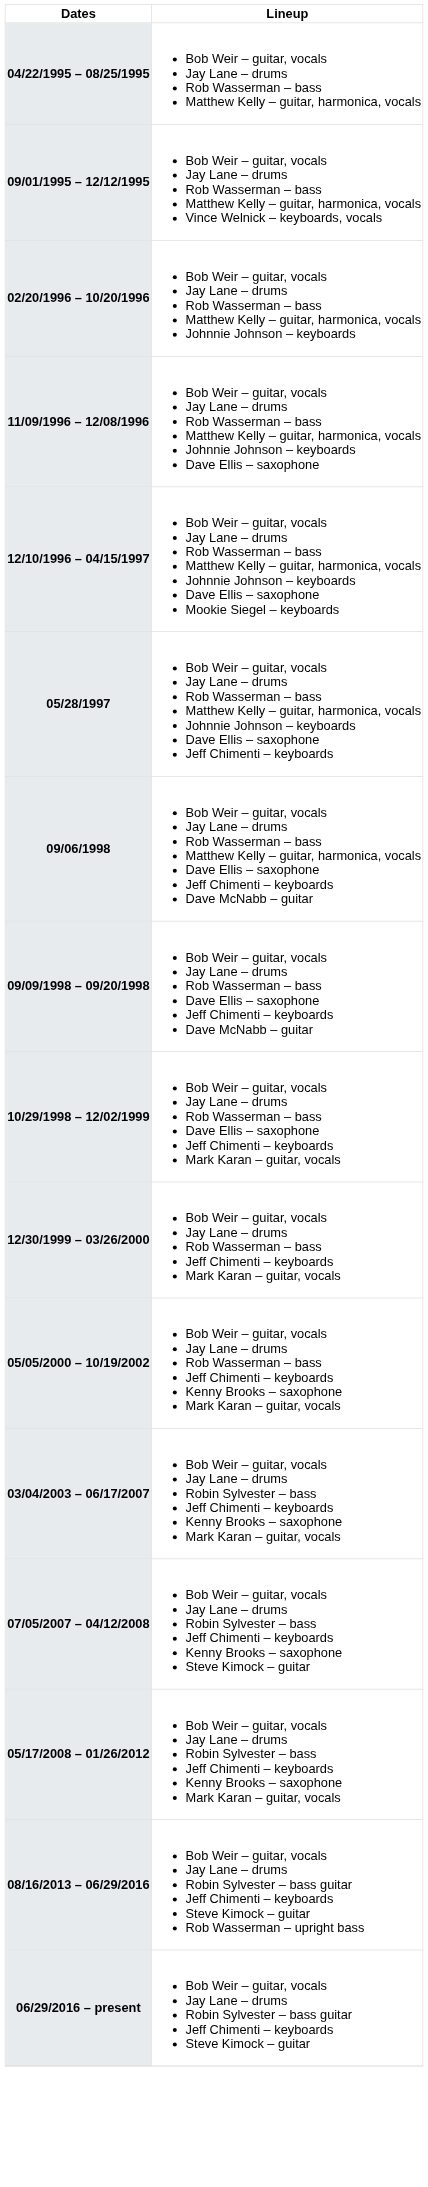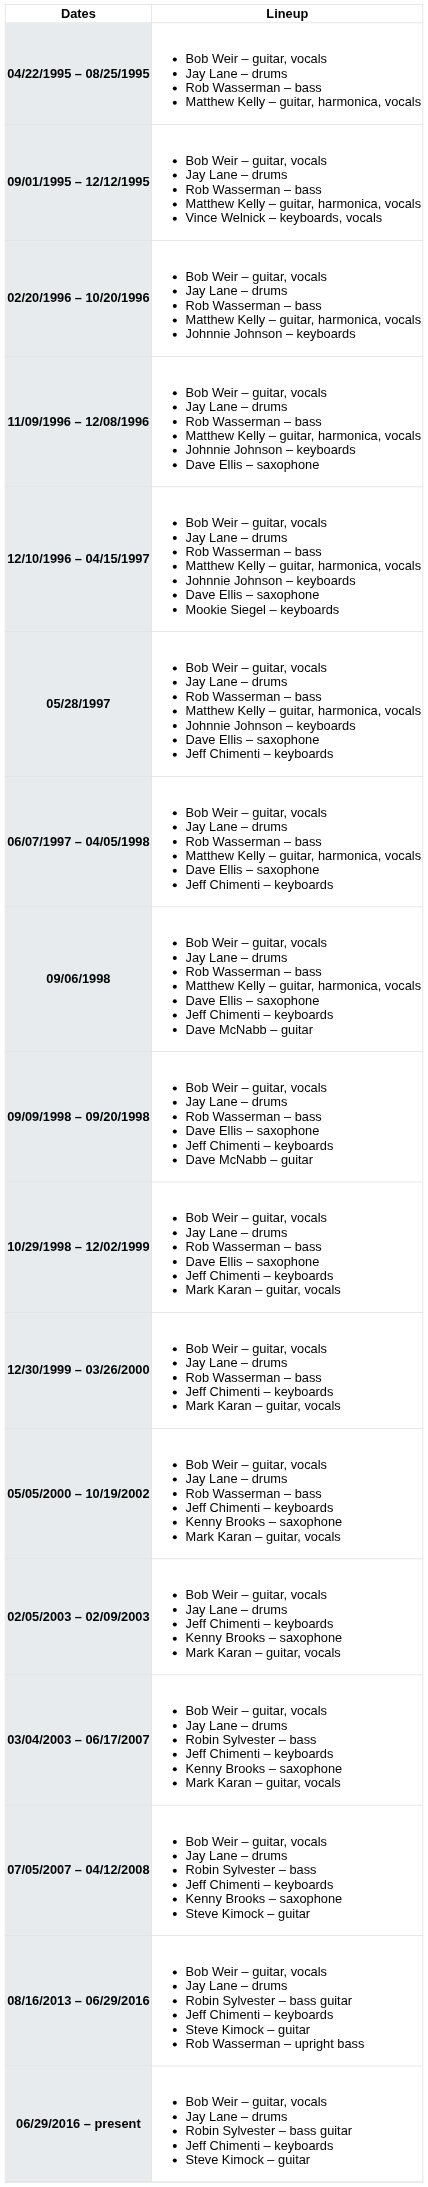+ row: (78, 841)
+ row: (78, 1616)
- row: (78, 1754)
